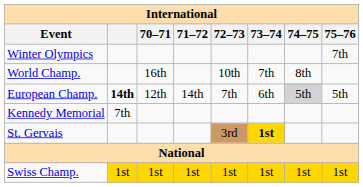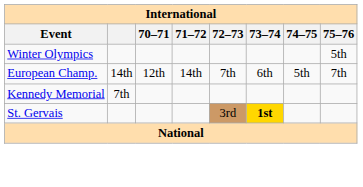(340, 53) 7th -> (339, 53) 5th
- row: (44, 73)
(122, 93) bold -> (122, 73) normal
(303, 93) lightgrey background -> (302, 73) no background
(340, 93) 5th -> (339, 73) 7th
- row: (43, 172)
